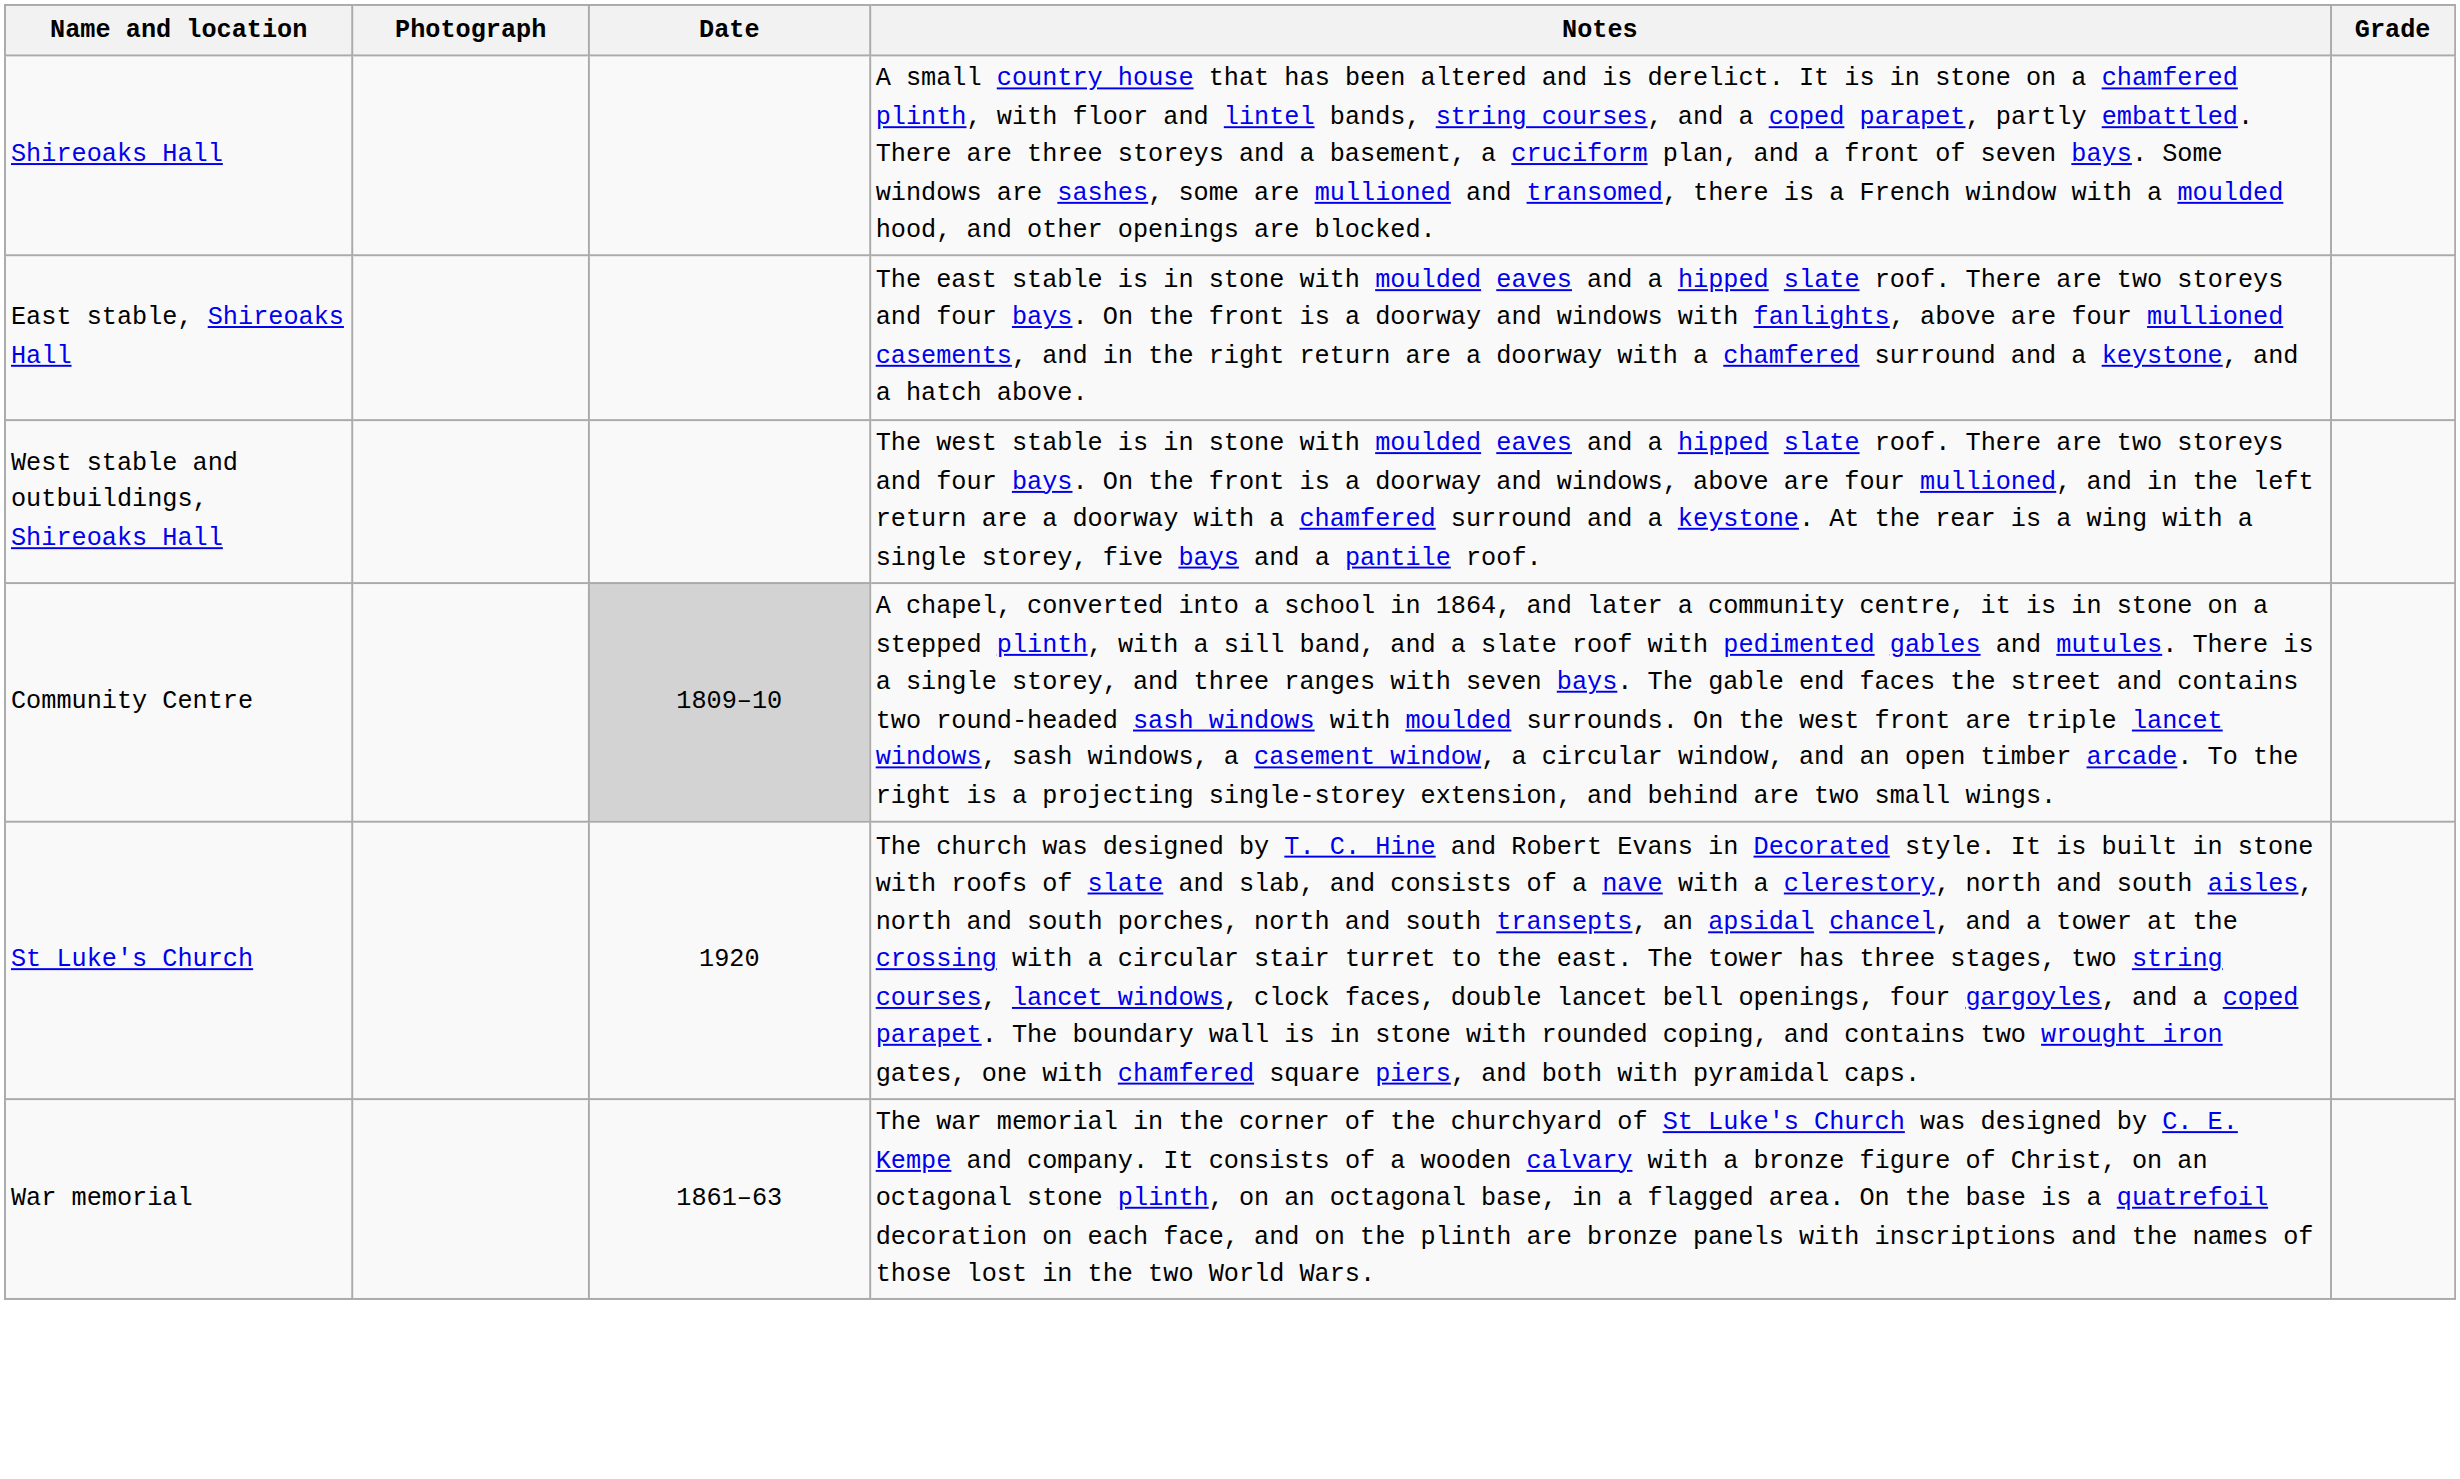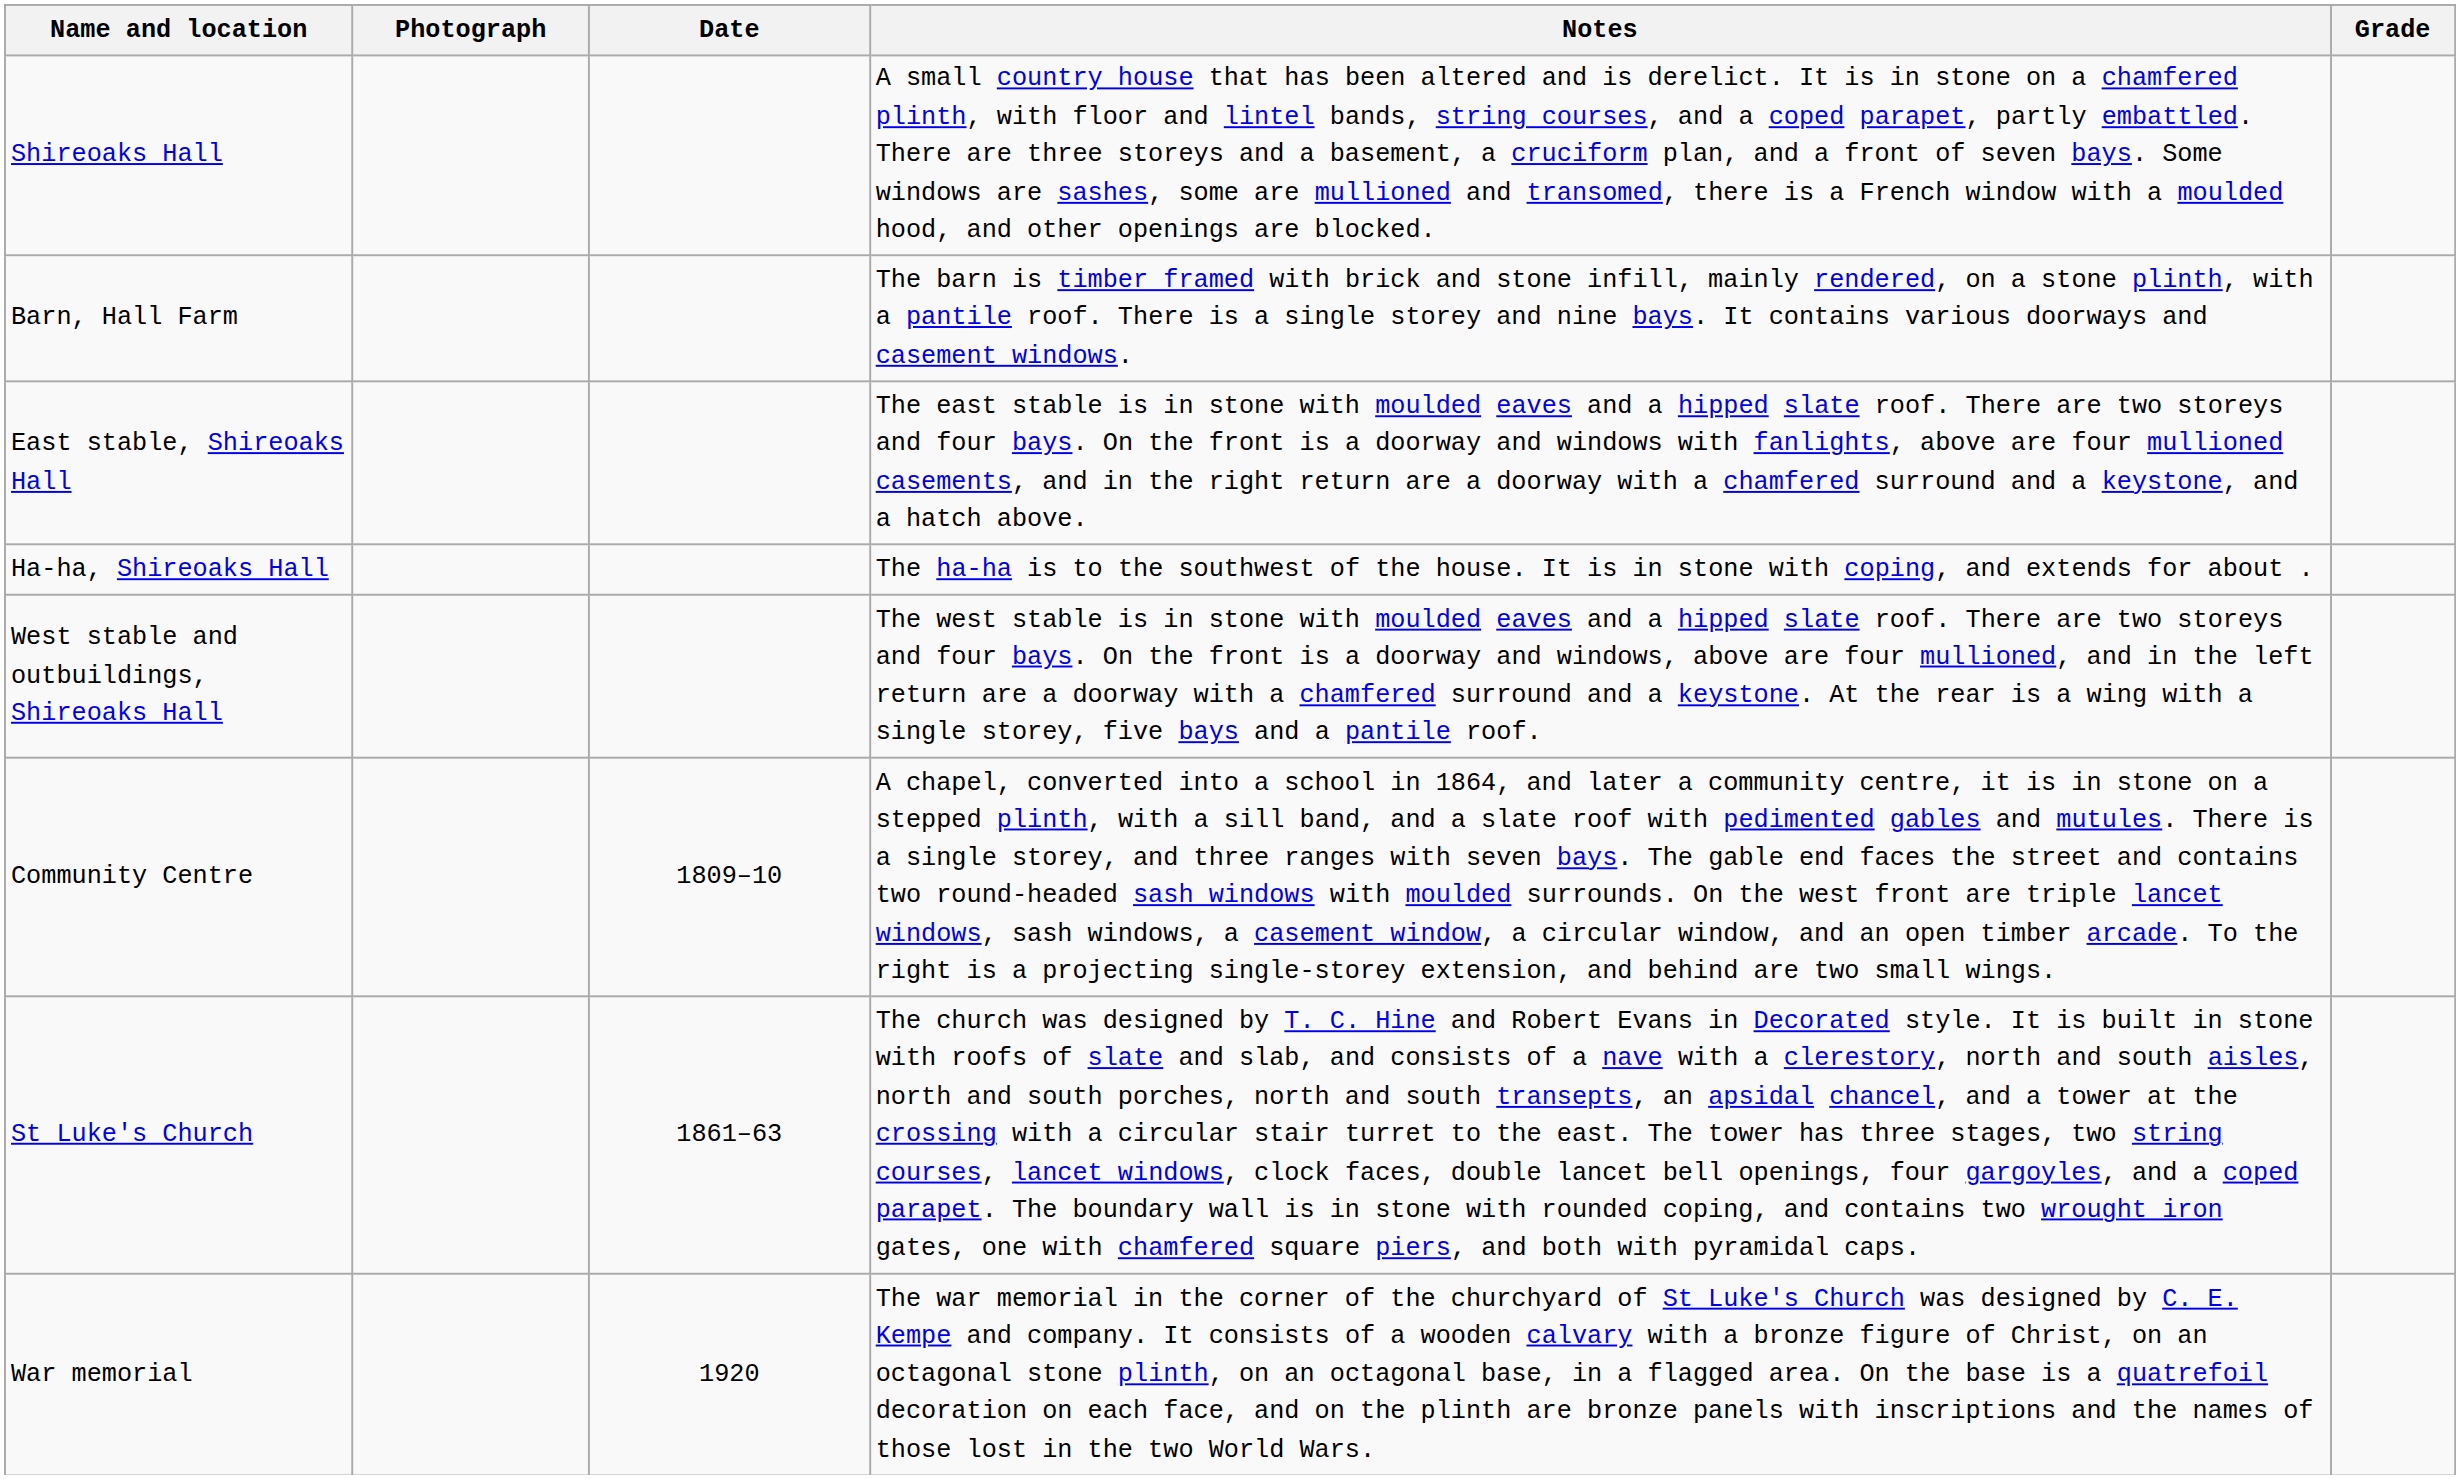+ row: (124, 318)
+ row: (170, 569)
(729, 702) lightgrey background -> (729, 877) no background
(729, 960) 1920 -> (729, 1135) 1861–63
(729, 1198) 1861–63 -> (729, 1374) 1920
